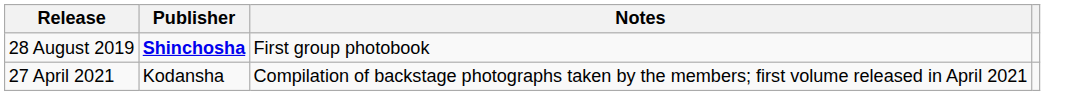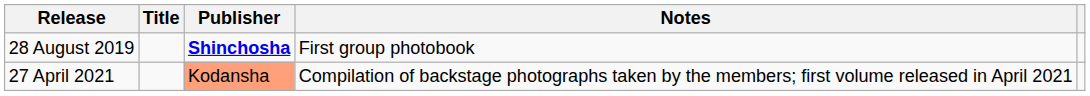+ column: (161, 18)
(183, 76) no background -> (229, 76) lightsalmon background
